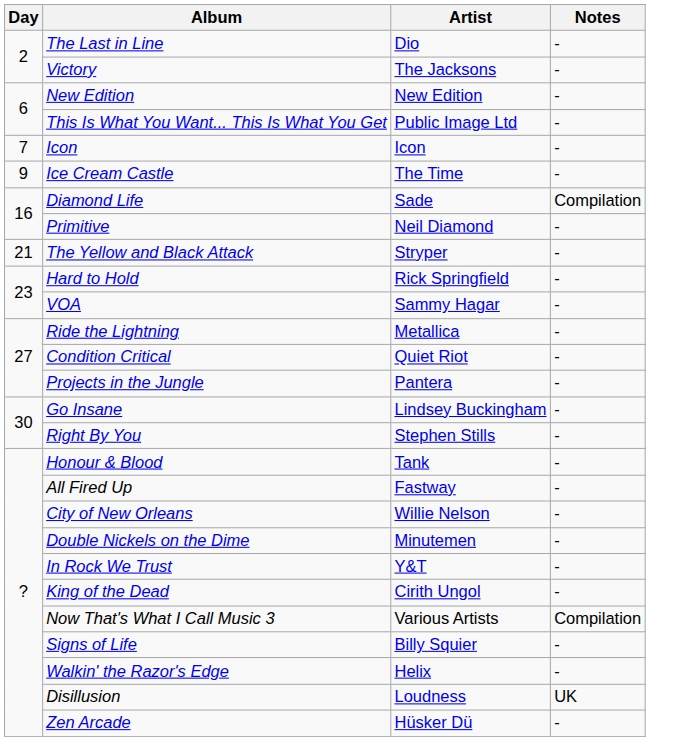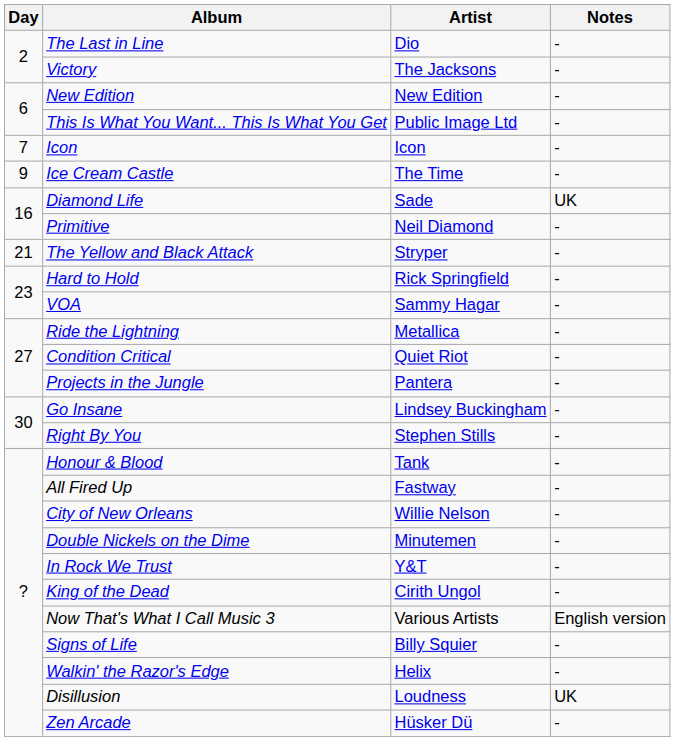(598, 200) Compilation -> (566, 200) UK
(598, 618) Compilation -> (610, 618) English version
